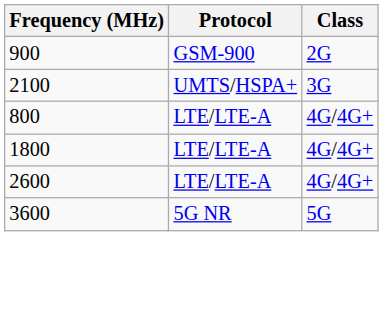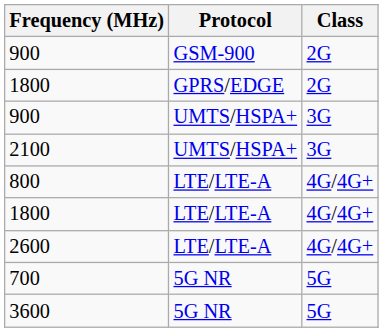+ row: (30, 85)
+ row: (25, 117)
+ row: (25, 278)
